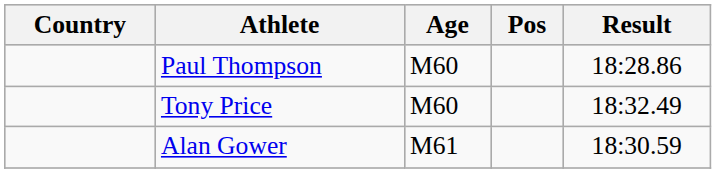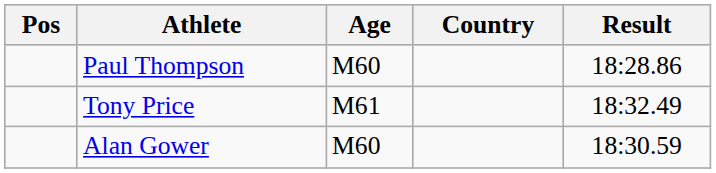columns swapped: (527, 24) <-> (80, 24)
(434, 106) M60 -> (356, 106) M61
(434, 146) M61 -> (356, 146) M60
